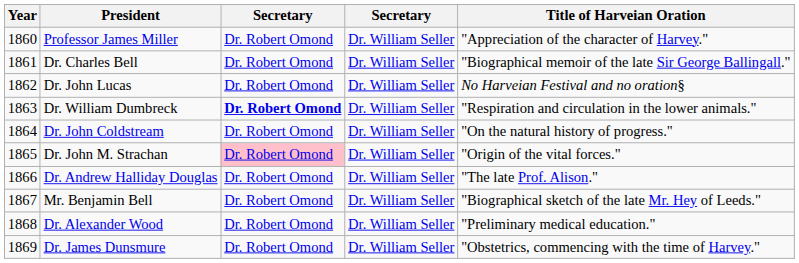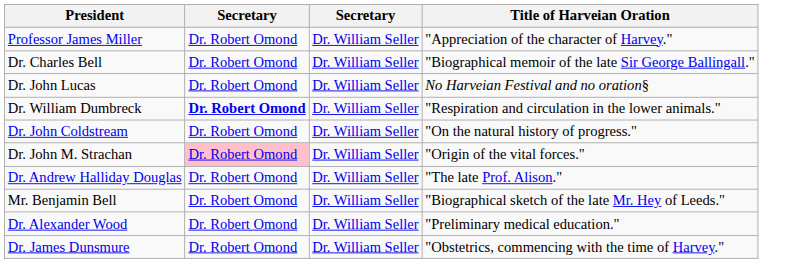- column: (22, 16)
